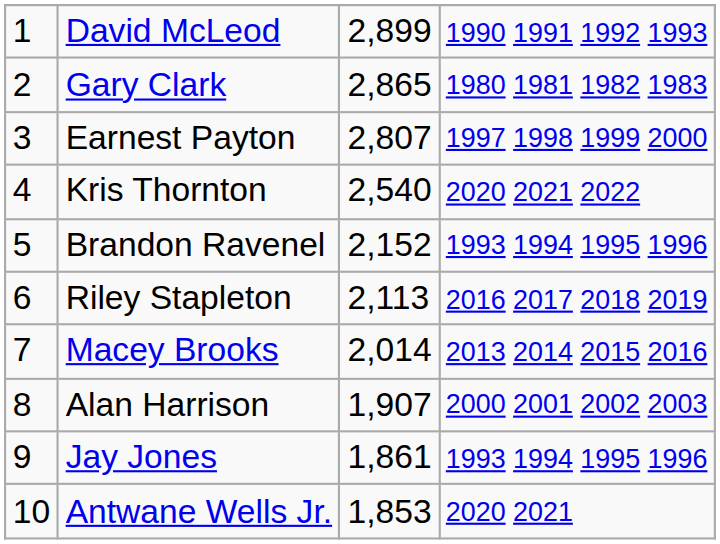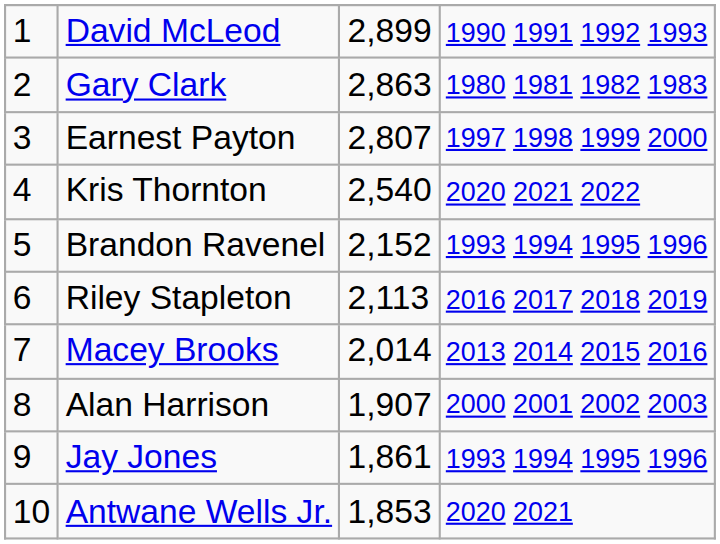(390, 84) 2,865 -> (390, 84) 2,863
